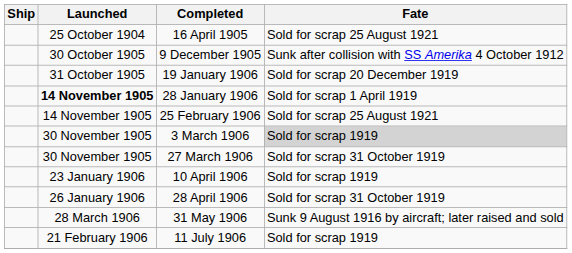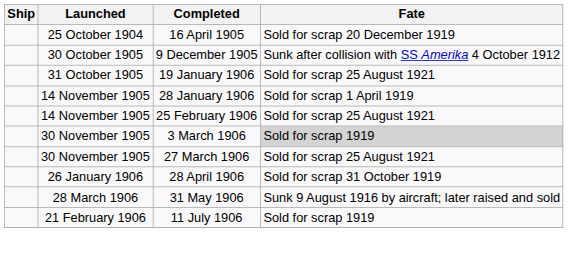(353, 34) Sold for scrap 25 August 1921 -> (359, 34) Sold for scrap 20 December 1919
(363, 75) Sold for scrap 20 December 1919 -> (349, 75) Sold for scrap 25 August 1921
(97, 95) bold -> (95, 95) normal
(356, 156) Sold for scrap 31 October 1919 -> (349, 156) Sold for scrap 25 August 1921
- row: (210, 177)
